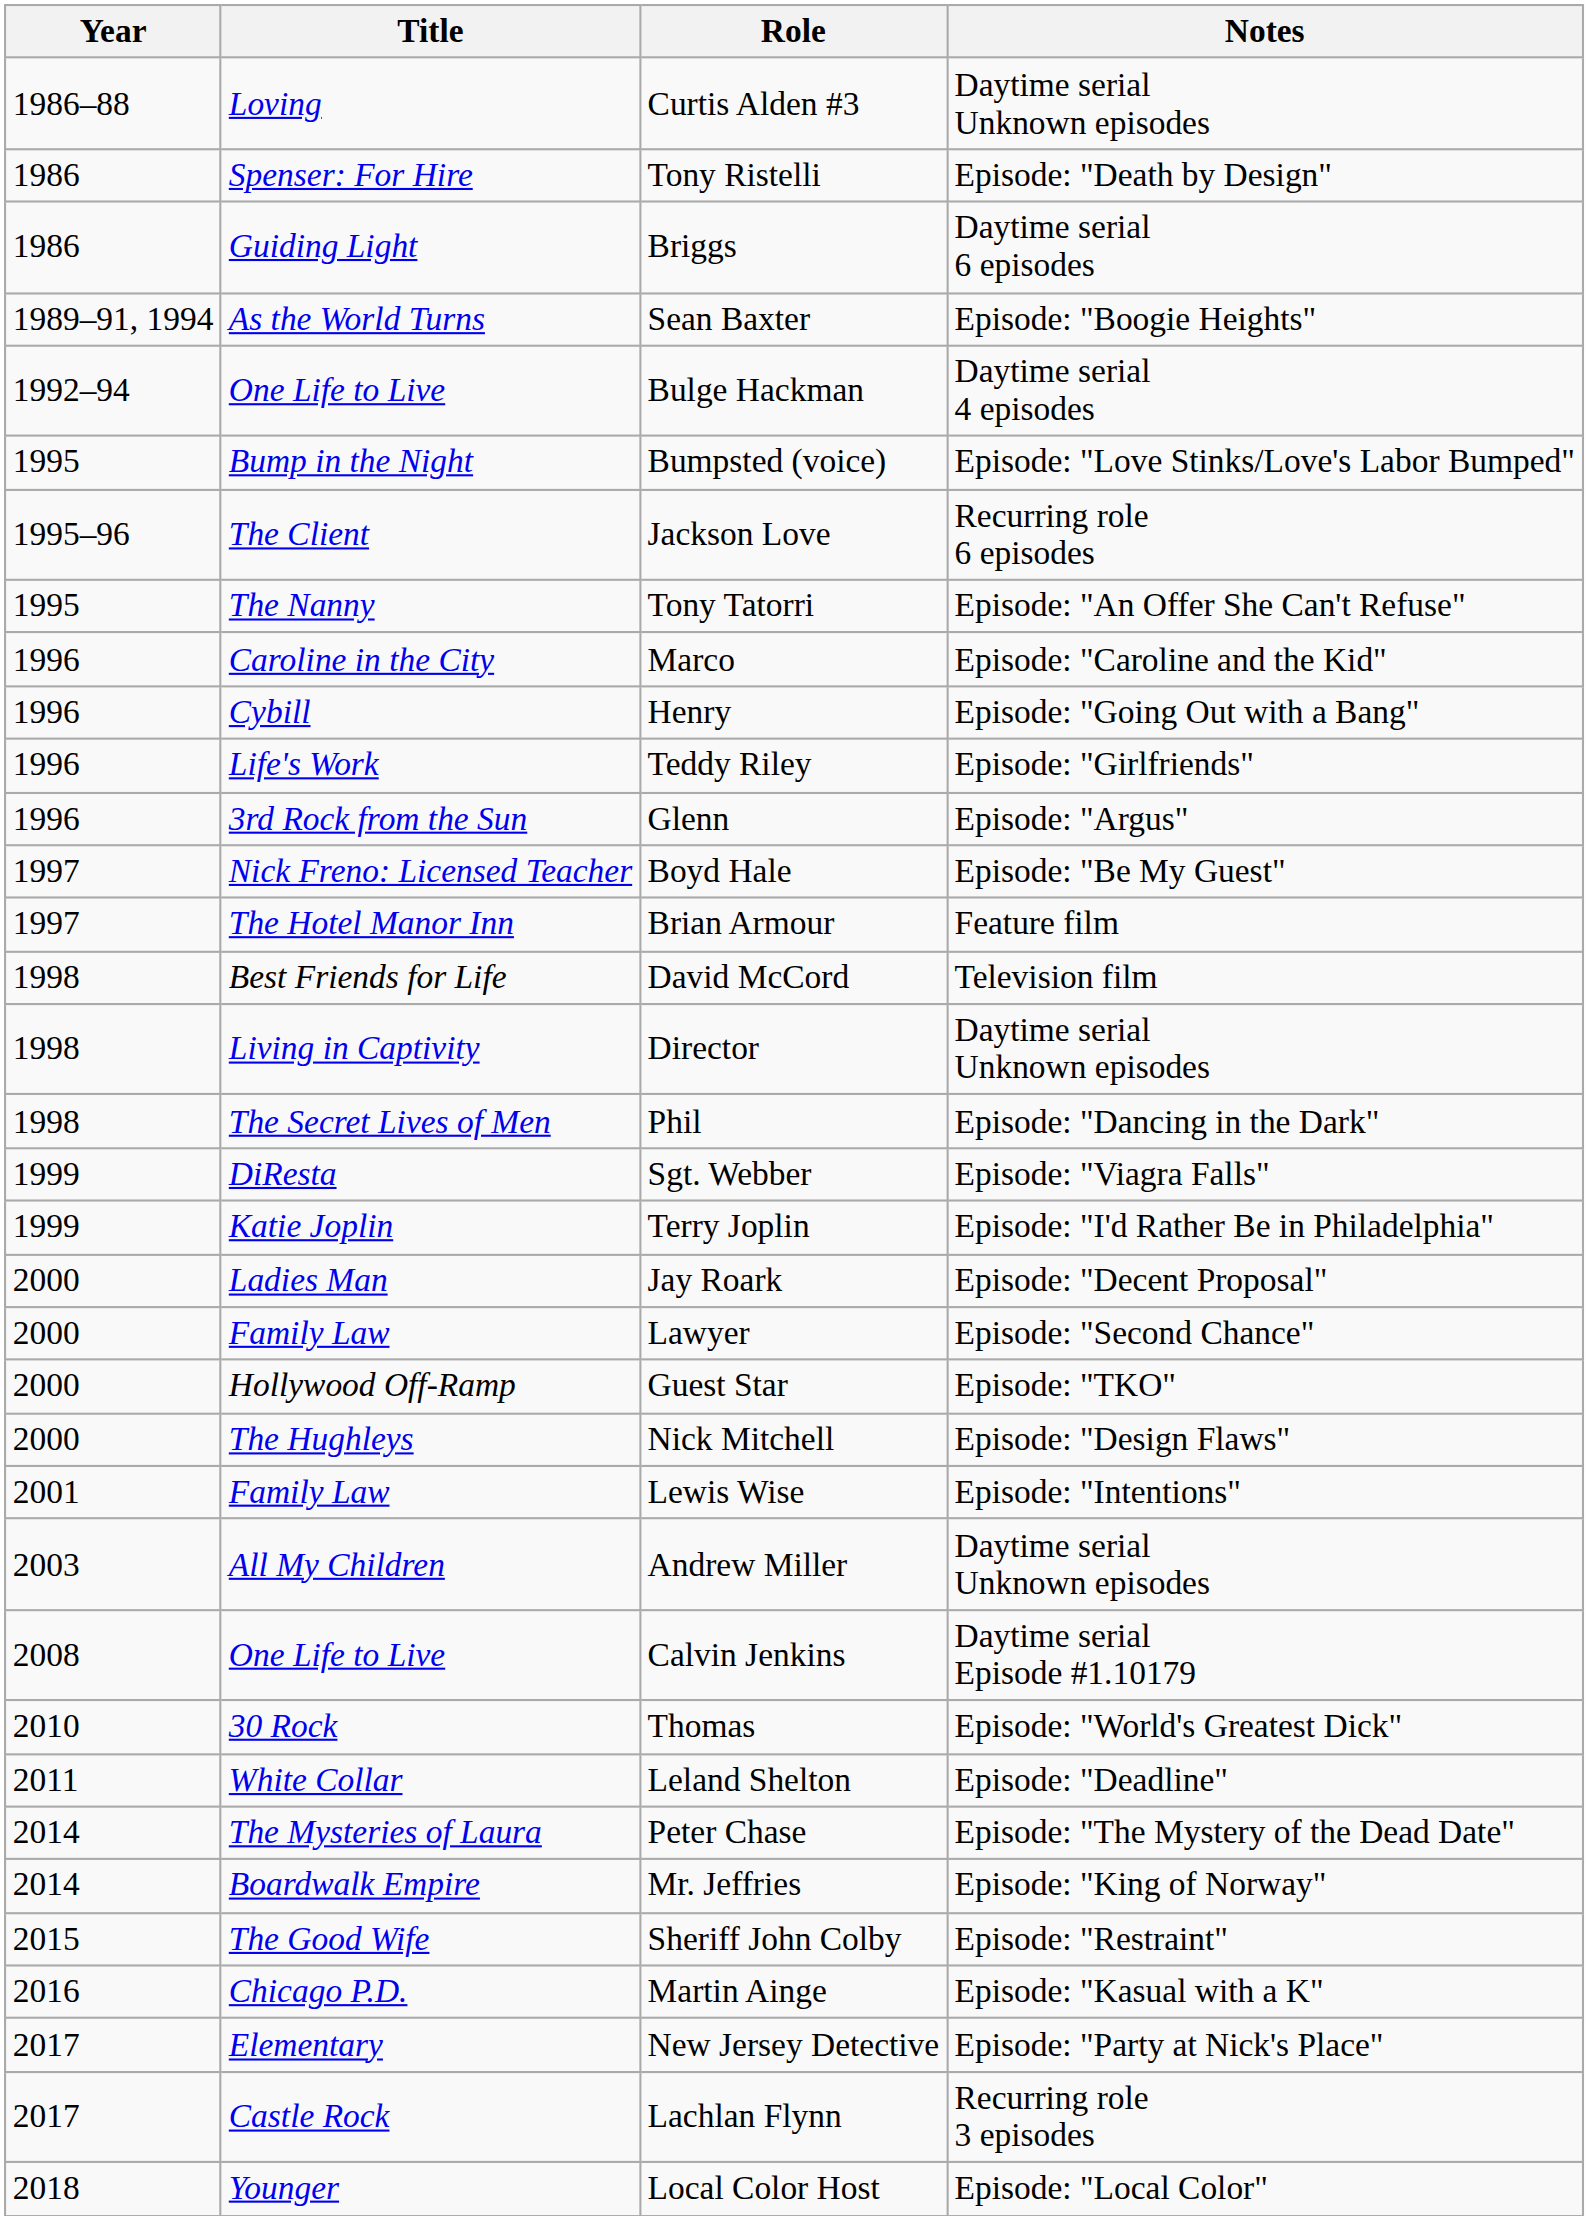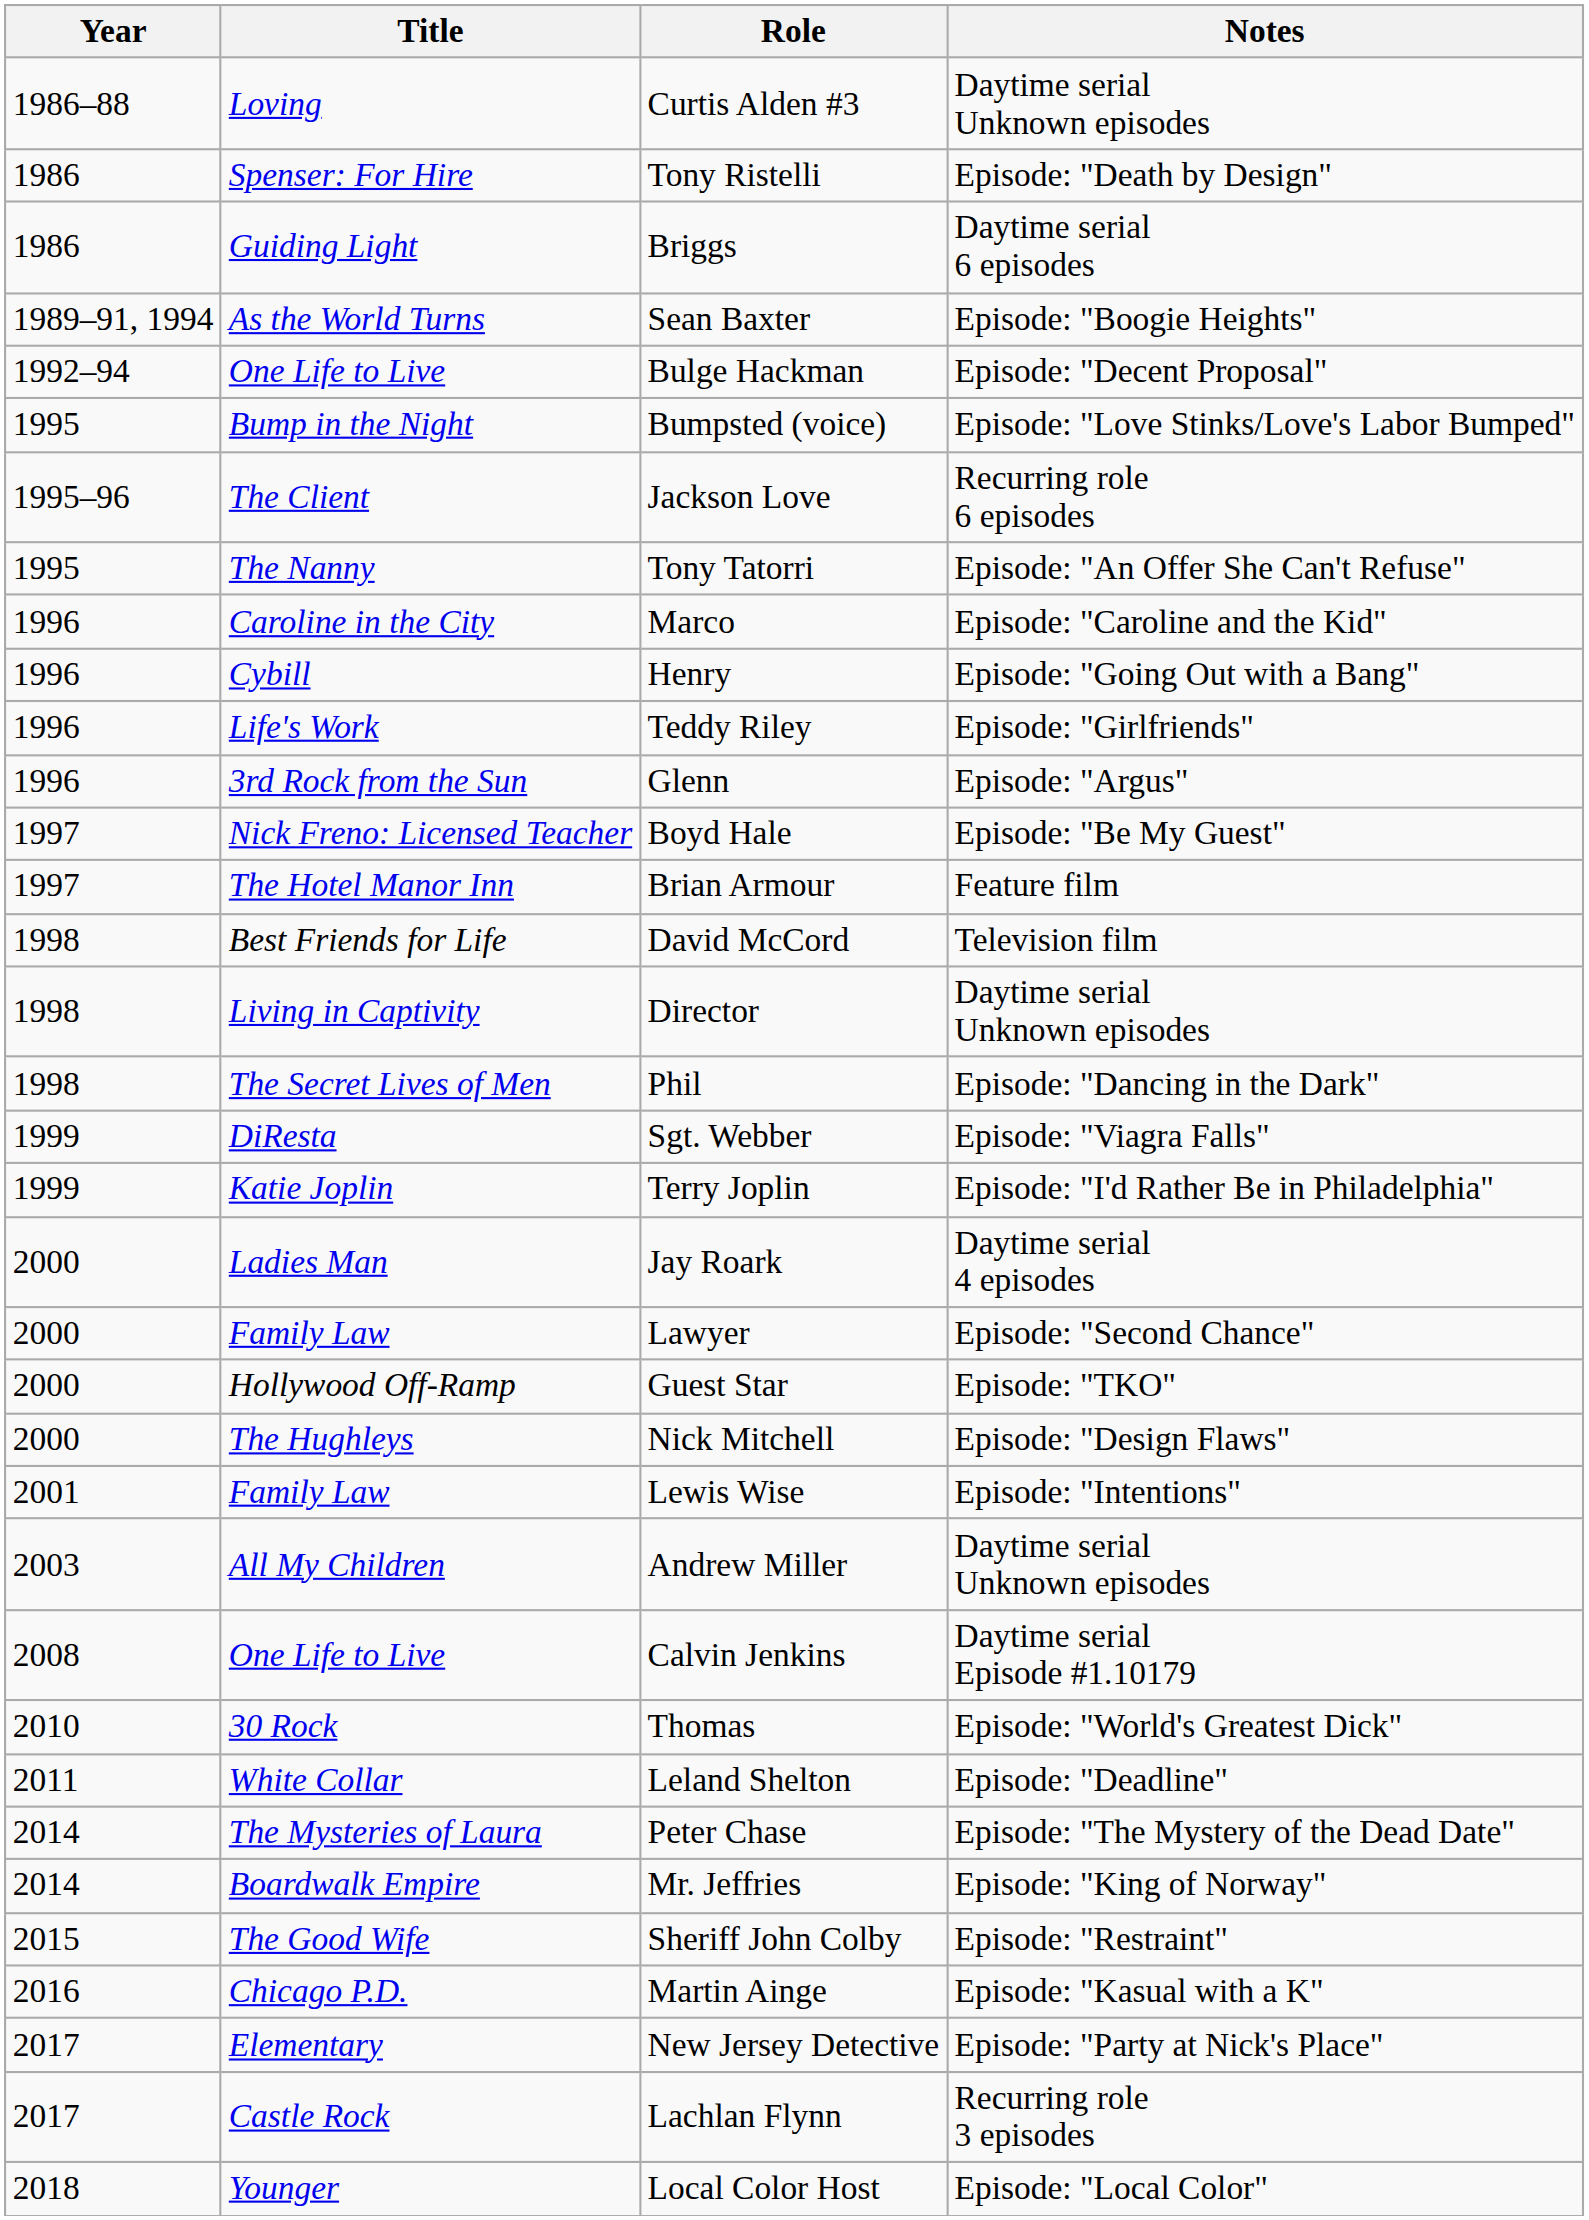(1053, 390) Daytime serial 4 episodes -> (1141, 371) Episode: "Decent Proposal"
(1141, 1279) Episode: "Decent Proposal" -> (1053, 1260) Daytime serial 4 episodes
